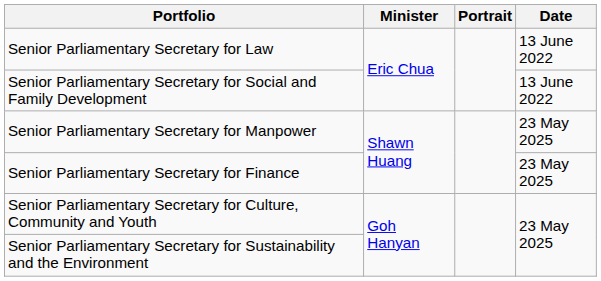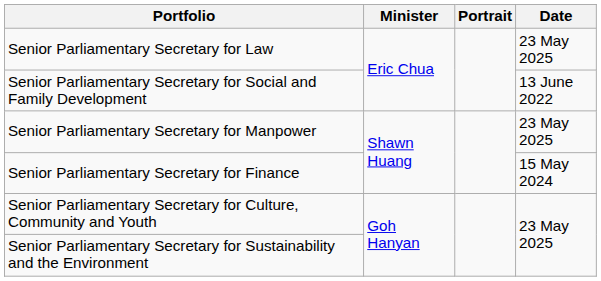(546, 49) 13 June 2022 -> (544, 49) 23 May 2025
(544, 172) 23 May 2025 -> (544, 172) 15 May 2024
